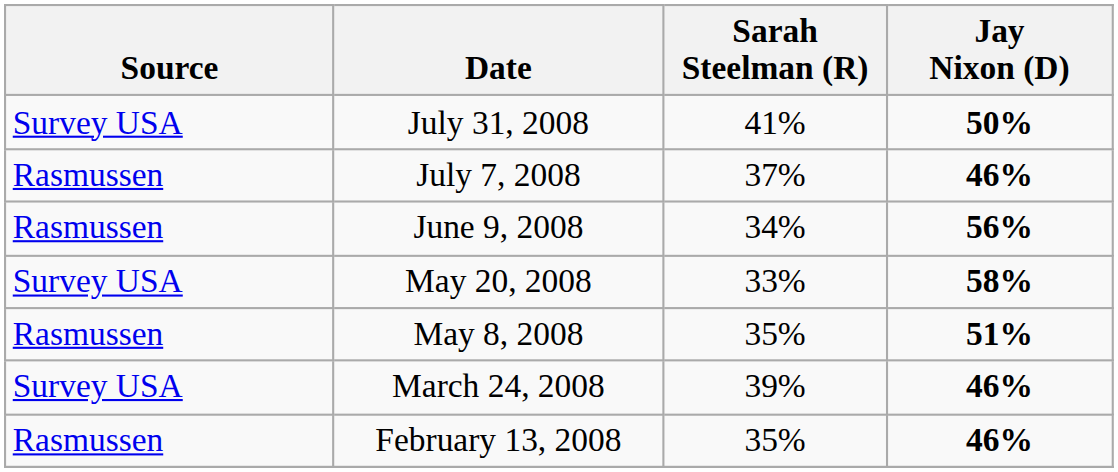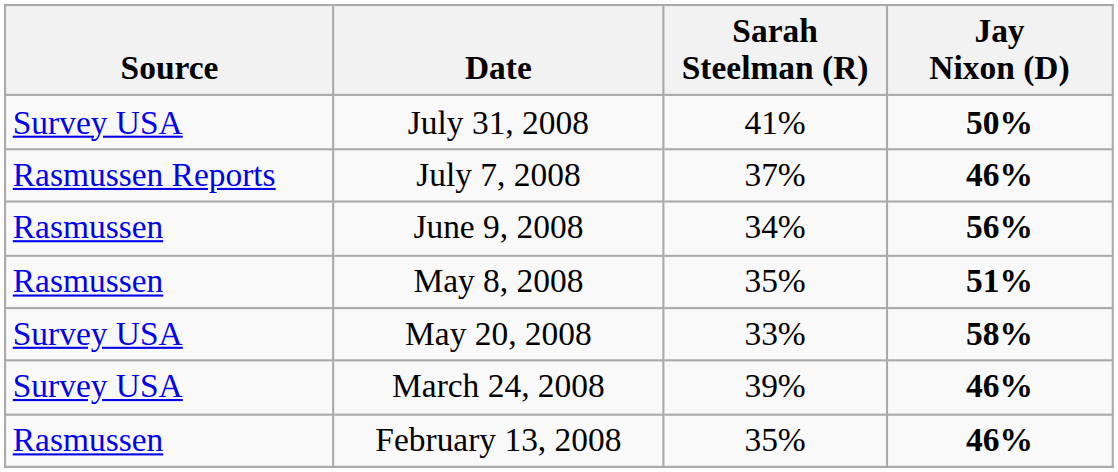(88, 174) Rasmussen -> (144, 174) Rasmussen Reports
rows swapped: (498, 280) <-> (498, 333)
